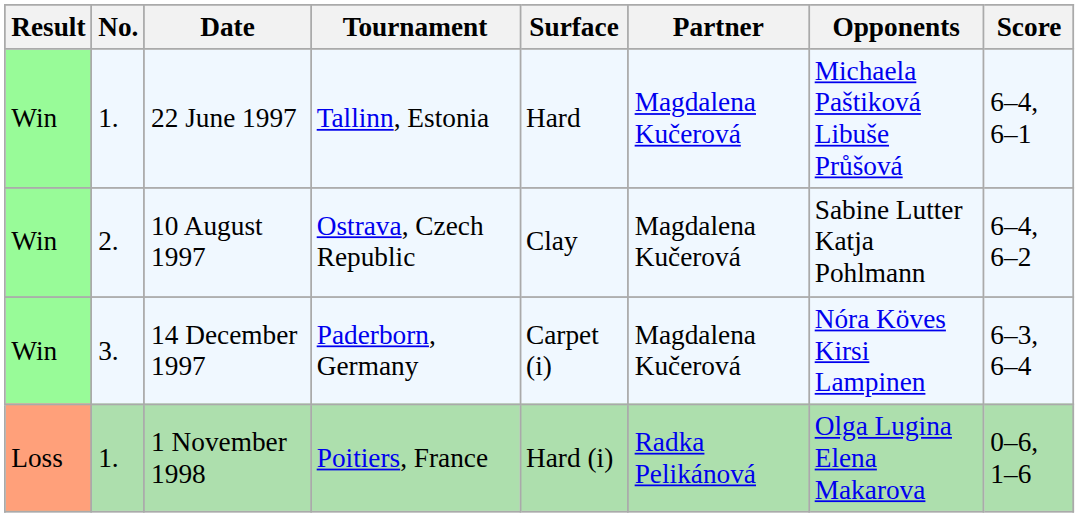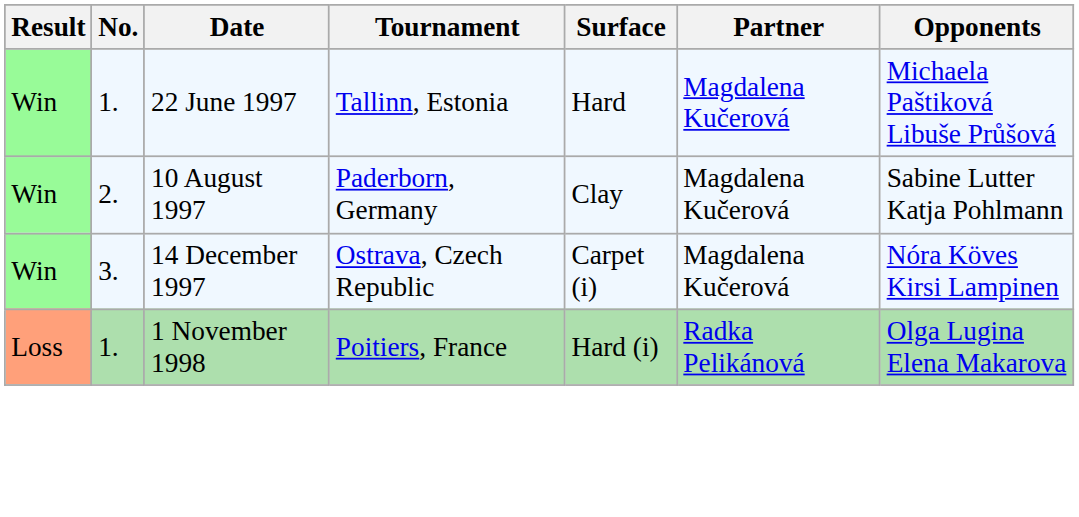- column: (1029, 26)
(400, 241) Ostrava, Czech Republic -> (395, 194) Paderborn, Germany
(376, 349) Paderborn, Germany -> (419, 270) Ostrava, Czech Republic
